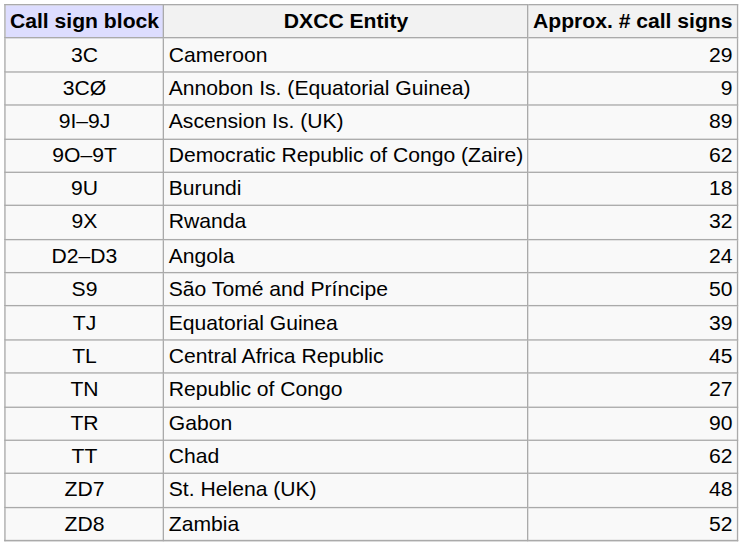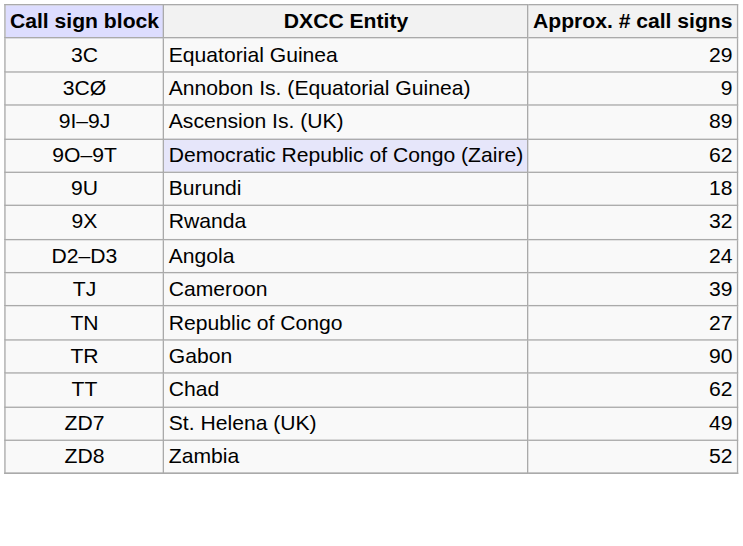(218, 54) Cameroon -> (253, 54) Equatorial Guinea
(346, 155) no background -> (346, 155) lavender background
- row: (85, 289)
(253, 322) Equatorial Guinea -> (218, 289) Cameroon
- row: (85, 356)
(721, 490) 48 -> (721, 423) 49
